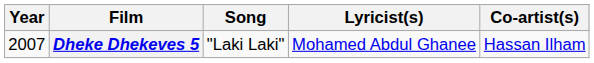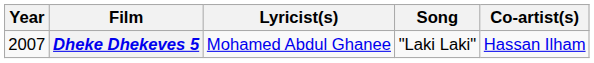columns swapped: (246, 17) <-> (384, 17)
